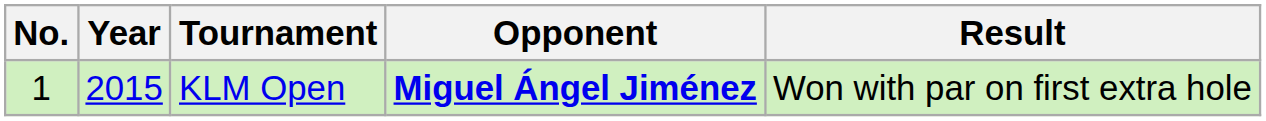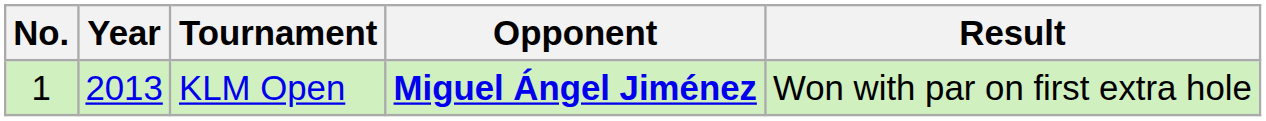(124, 88) 2015 -> (124, 88) 2013
